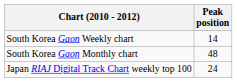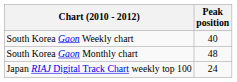(213, 38) 14 -> (213, 38) 40
